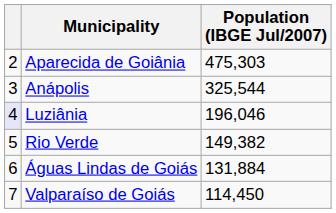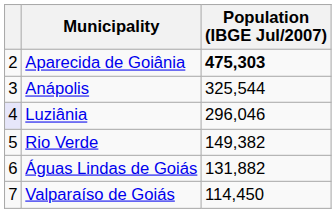(235, 62) normal -> (235, 62) bold
(235, 115) 196,046 -> (235, 115) 296,046
(235, 168) 131,884 -> (235, 168) 131,882
